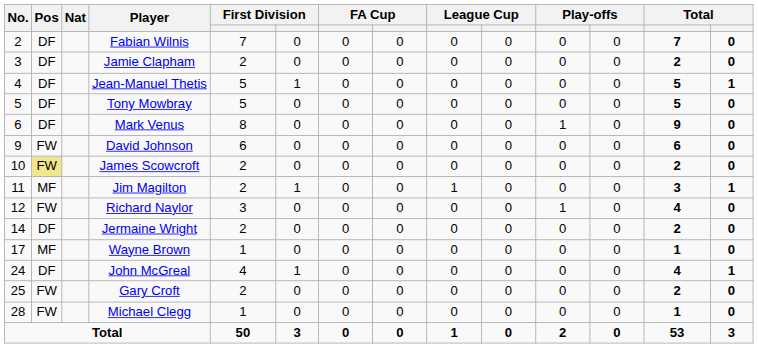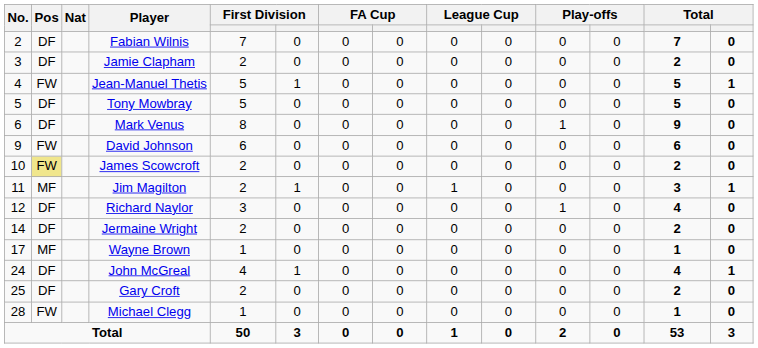(47, 83) DF -> (47, 83) FW
(47, 208) FW -> (47, 208) DF
(47, 291) FW -> (47, 291) DF
